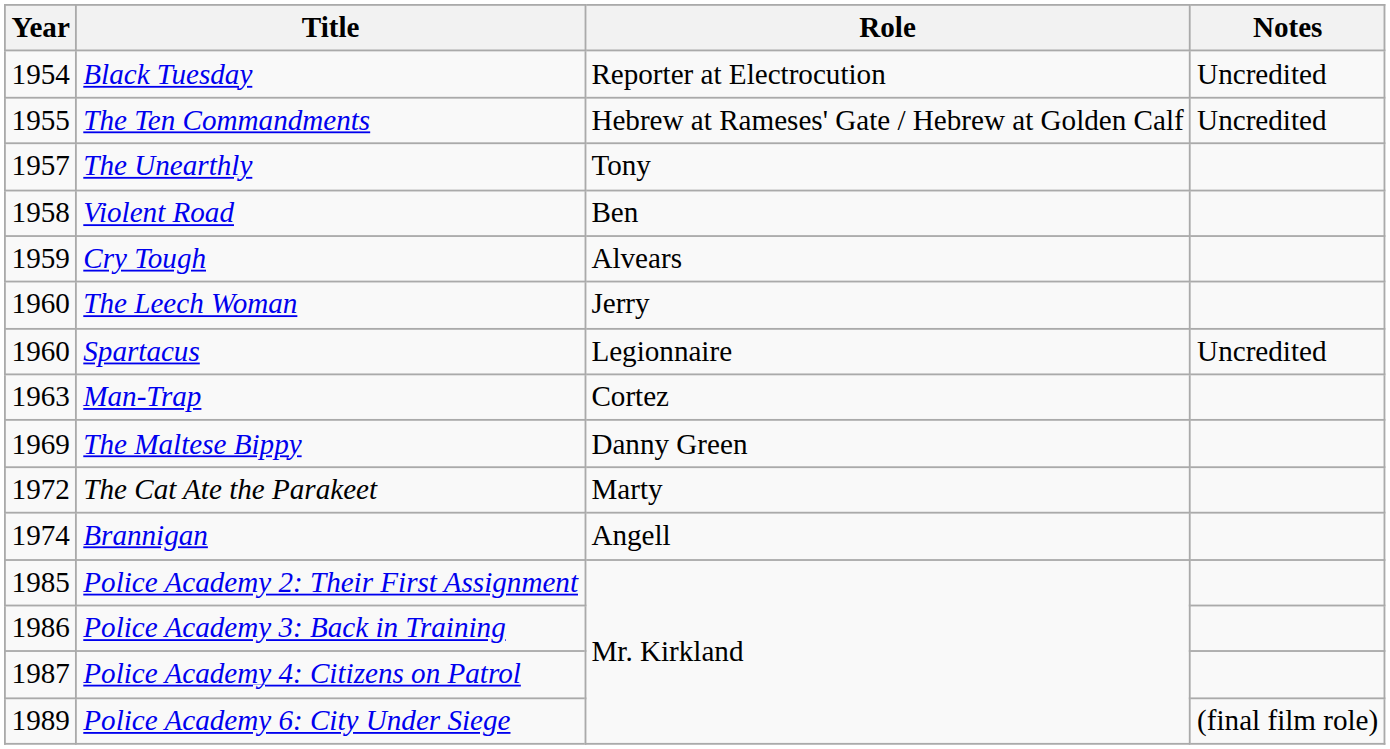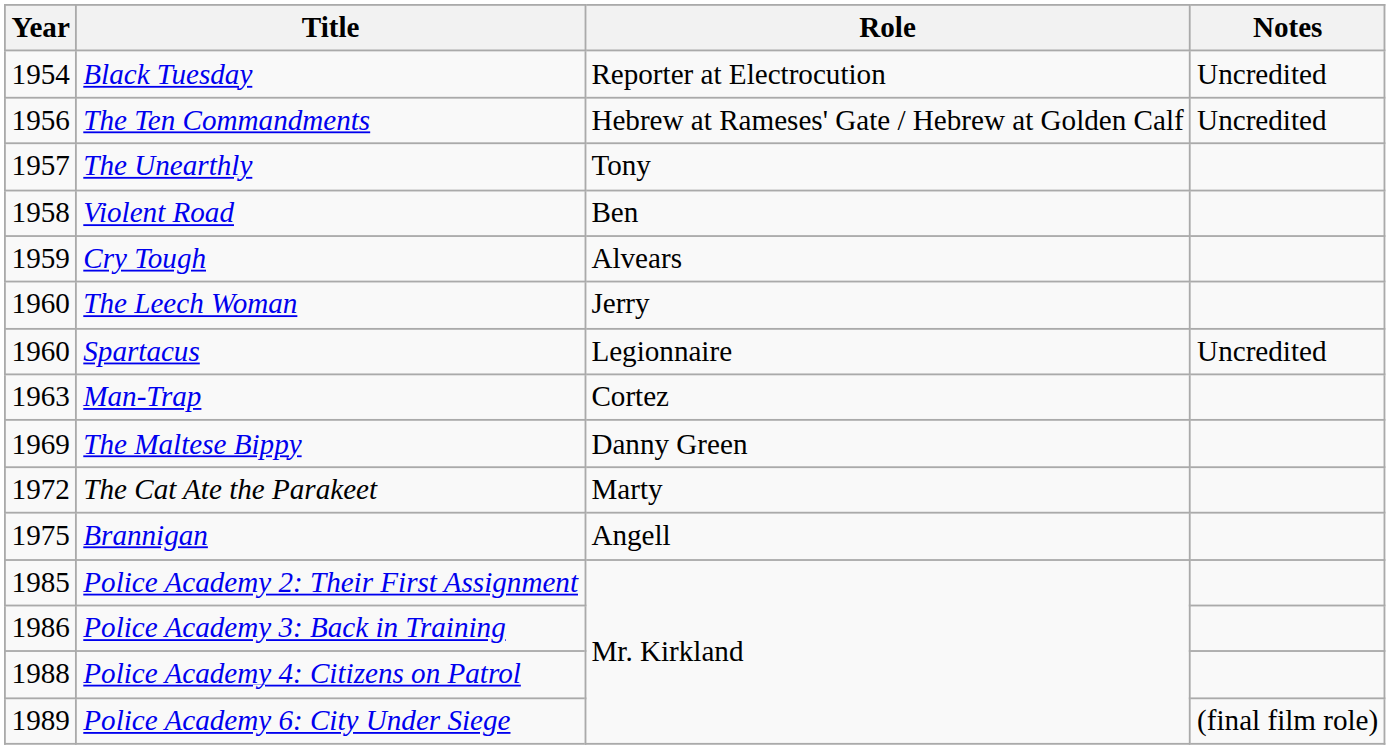(41, 119) 1955 -> (41, 119) 1956
(41, 535) 1974 -> (41, 535) 1975
(41, 674) 1987 -> (41, 674) 1988
